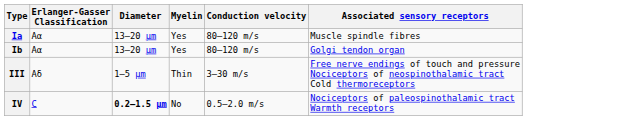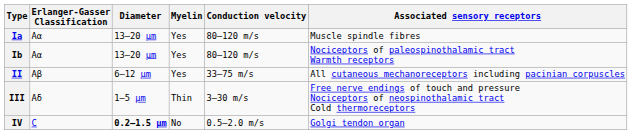(358, 50) Golgi tendon organ -> (413, 55) Nociceptors of paleospinothalamic tract Warmth receptors
+ row: (17, 74)
(413, 103) Nociceptors of paleospinothalamic tract Warmth receptors -> (358, 123) Golgi tendon organ
